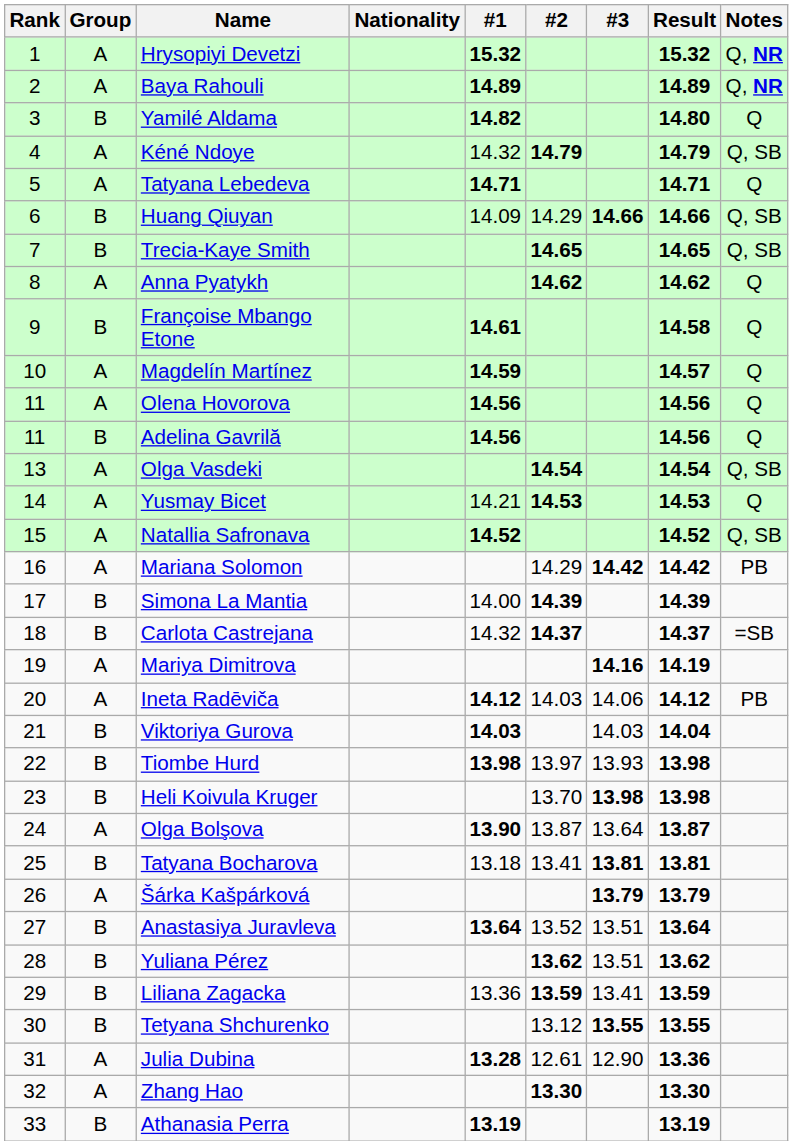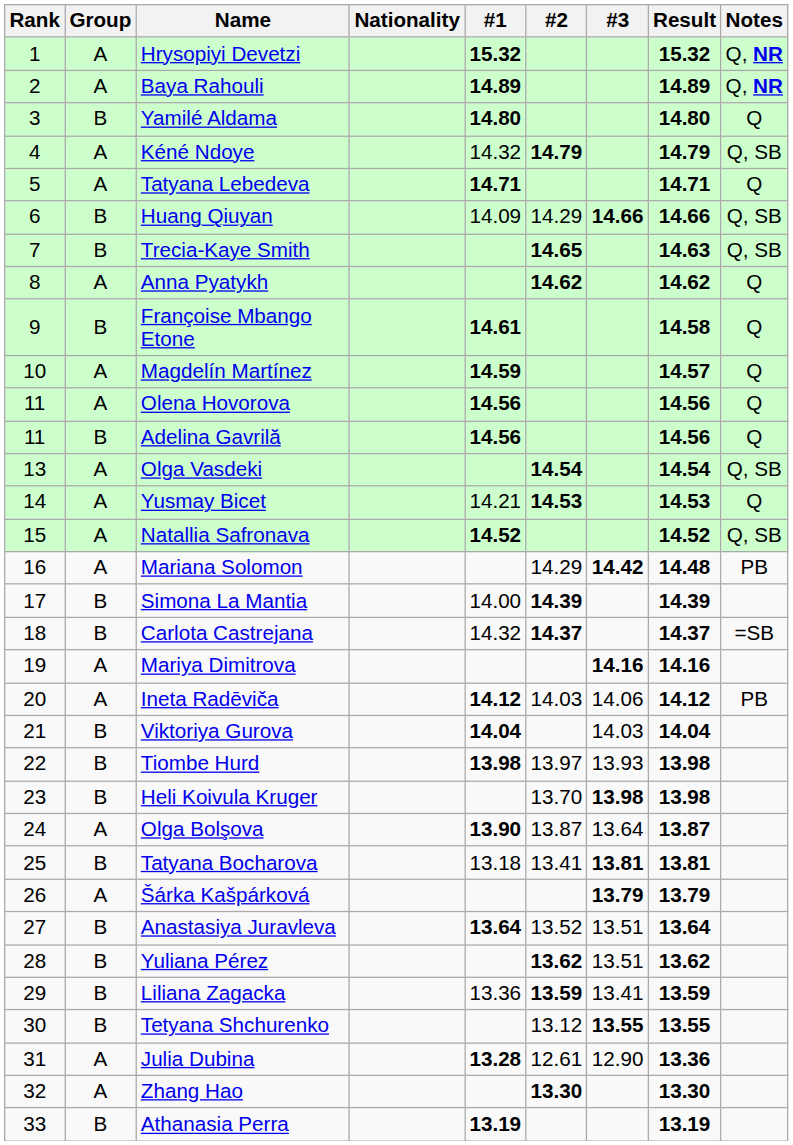(495, 119) 14.82 -> (495, 119) 14.80
(685, 250) 14.65 -> (685, 250) 14.63
(685, 567) 14.42 -> (685, 567) 14.48
(685, 666) 14.19 -> (685, 666) 14.16
(495, 731) 14.03 -> (495, 731) 14.04
